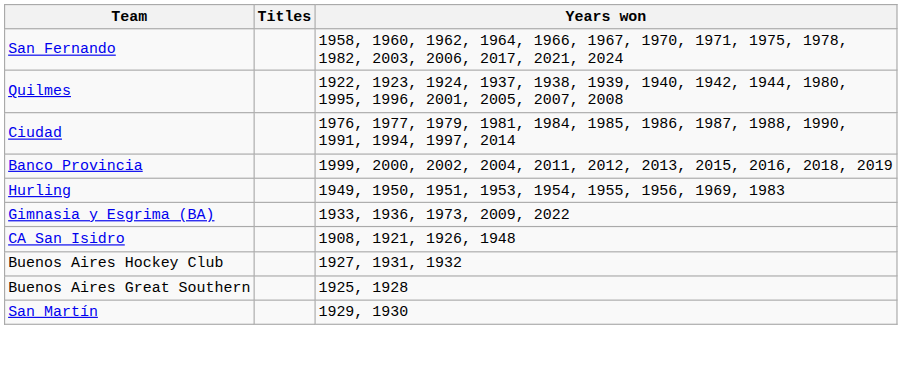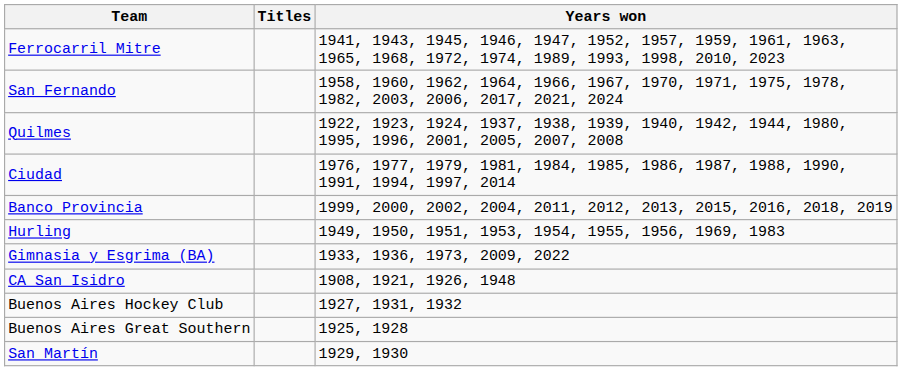+ row: (84, 50)
